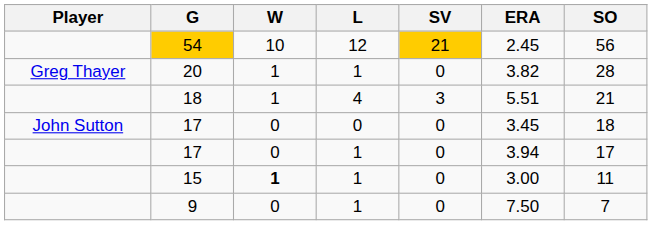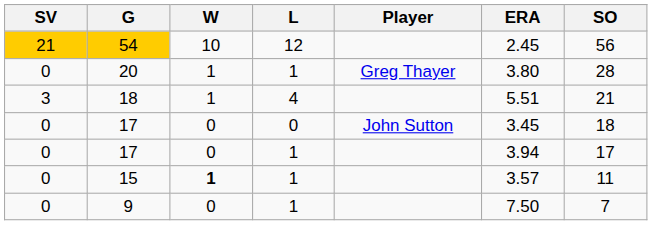columns swapped: (78, 17) <-> (440, 17)
(523, 71) 3.82 -> (523, 71) 3.80
(523, 179) 3.00 -> (523, 179) 3.57
